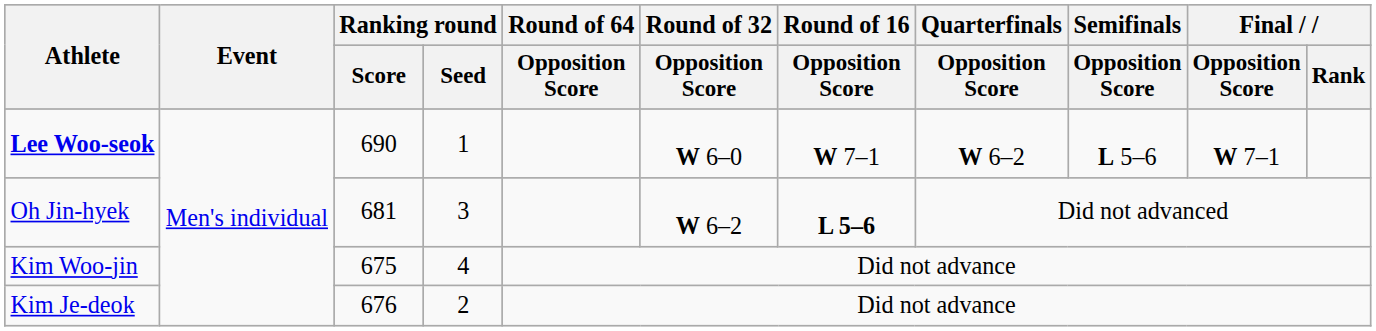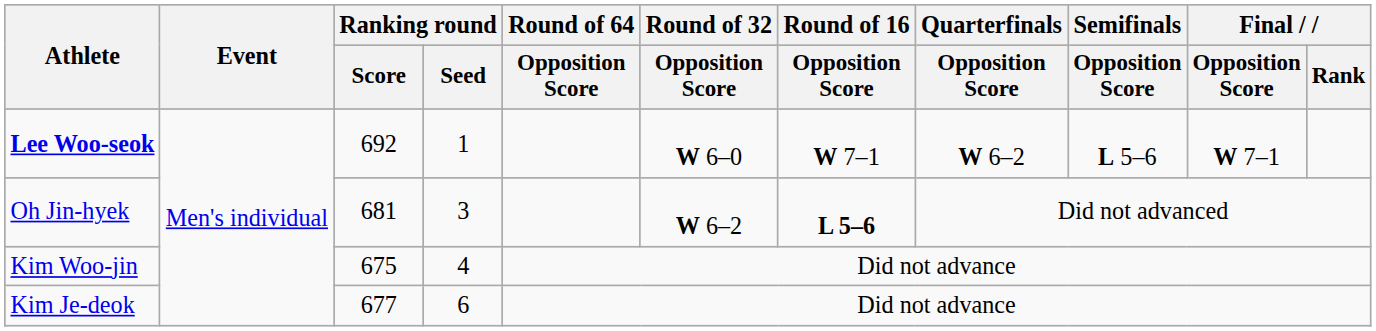(379, 143) 690 -> (379, 143) 692
(379, 306) 676 -> (379, 306) 677
(463, 306) 2 -> (463, 306) 6
